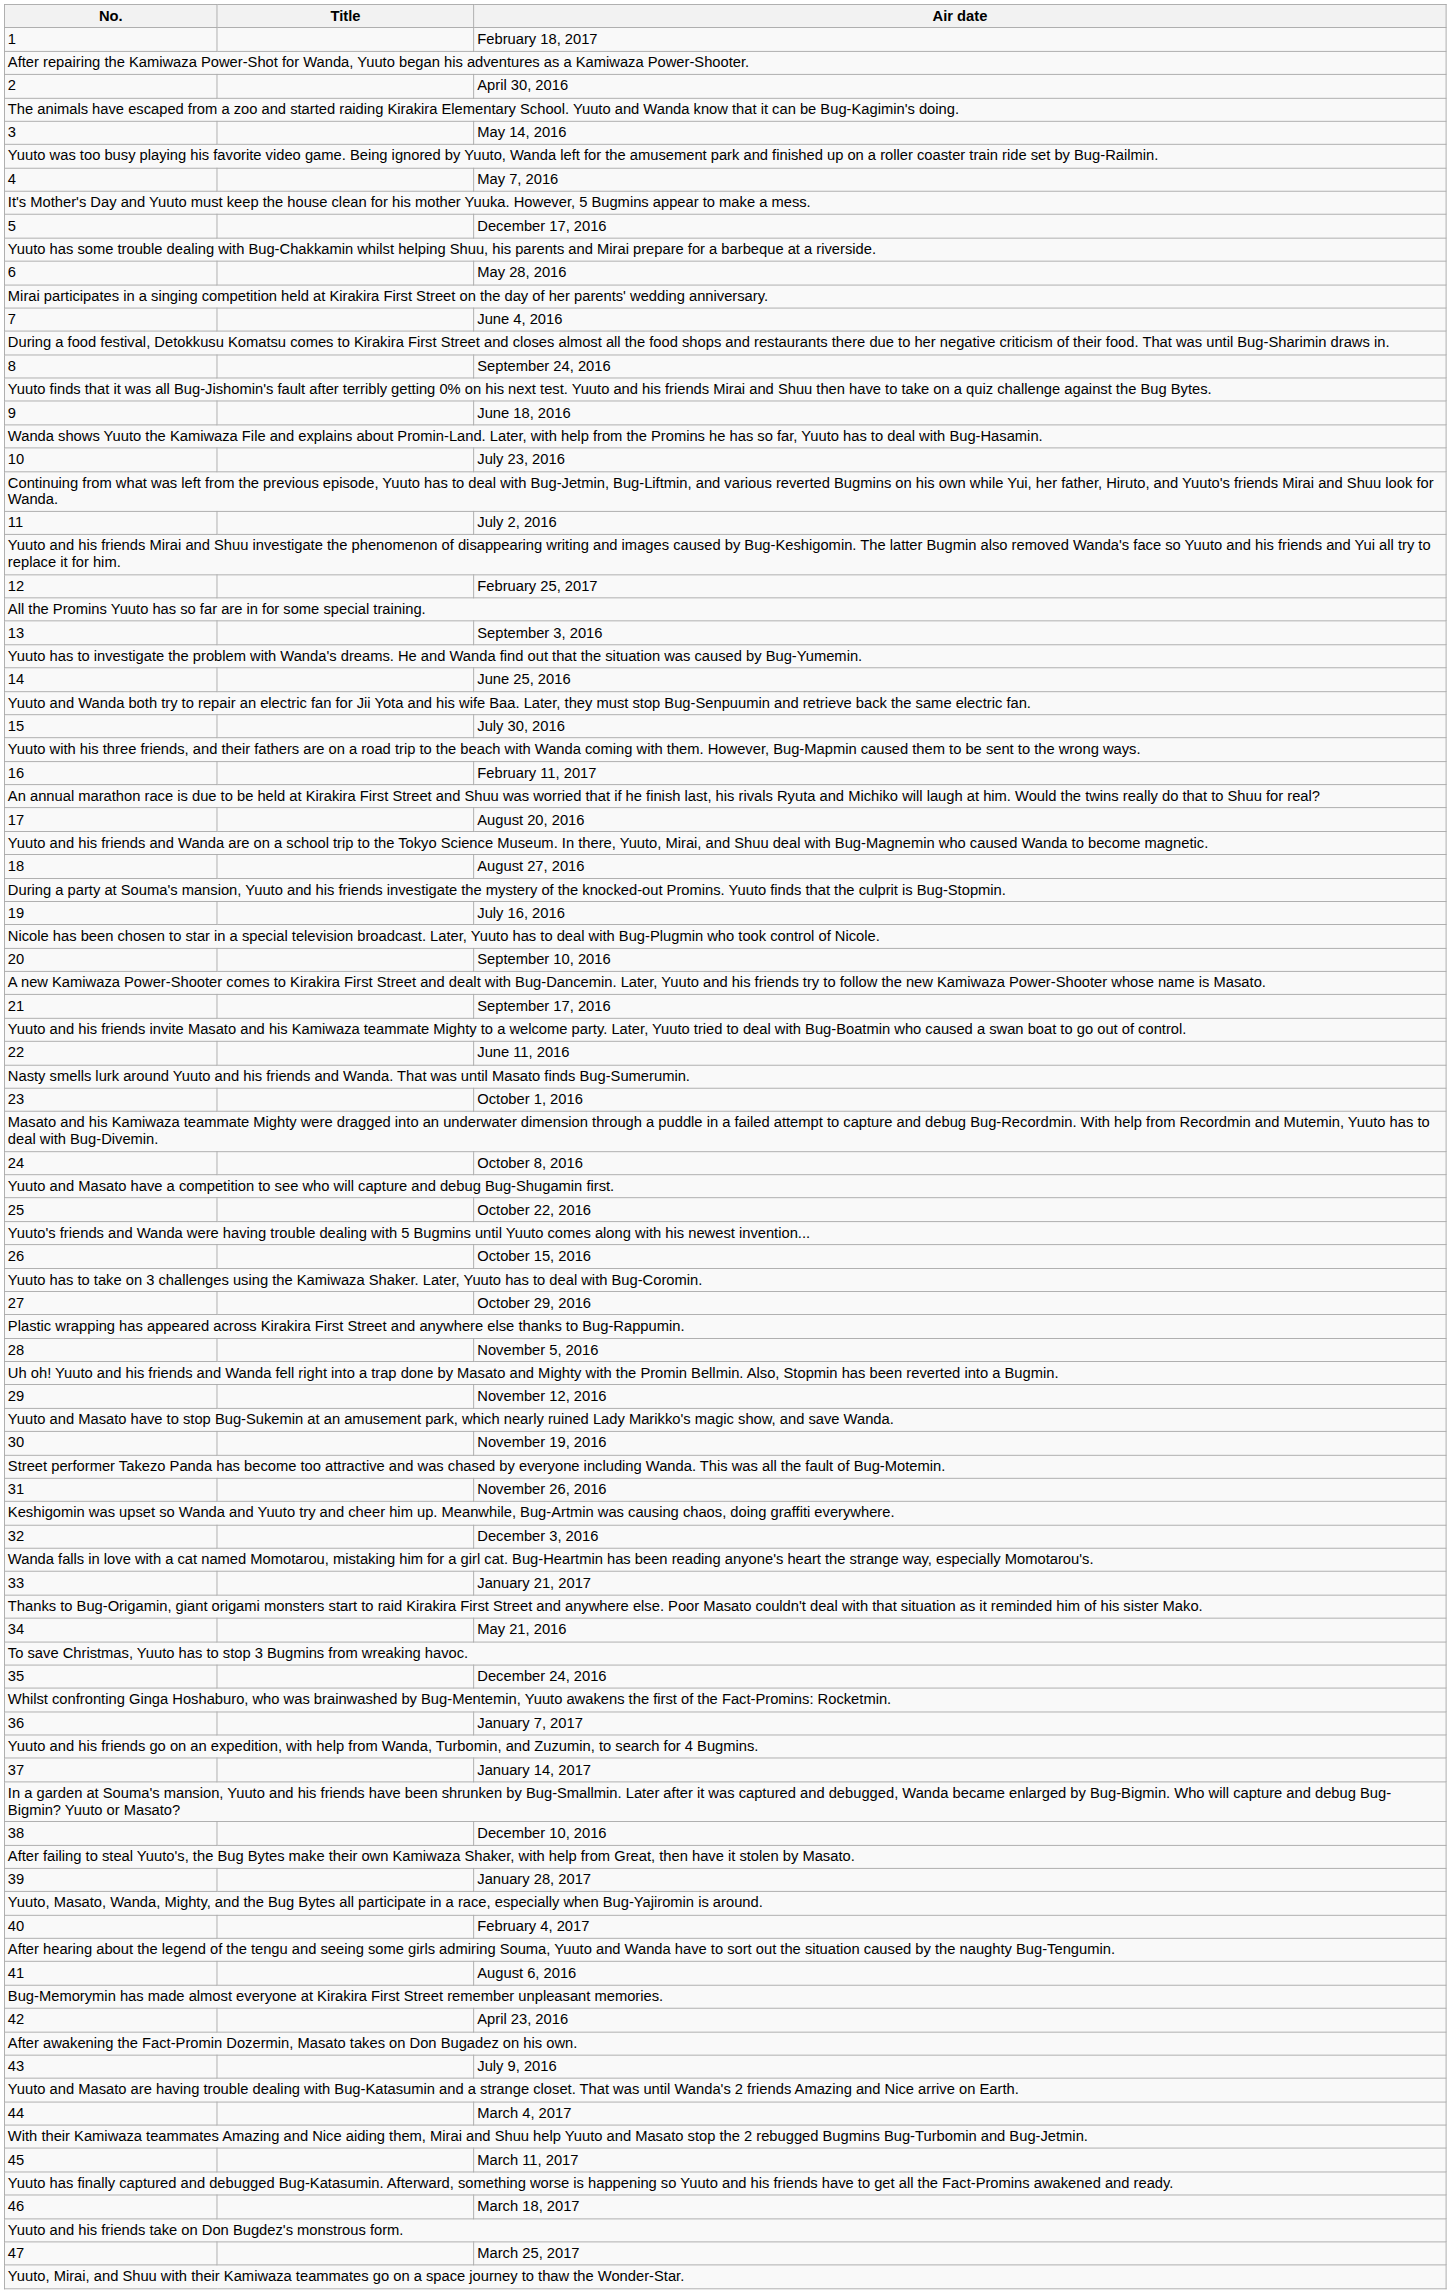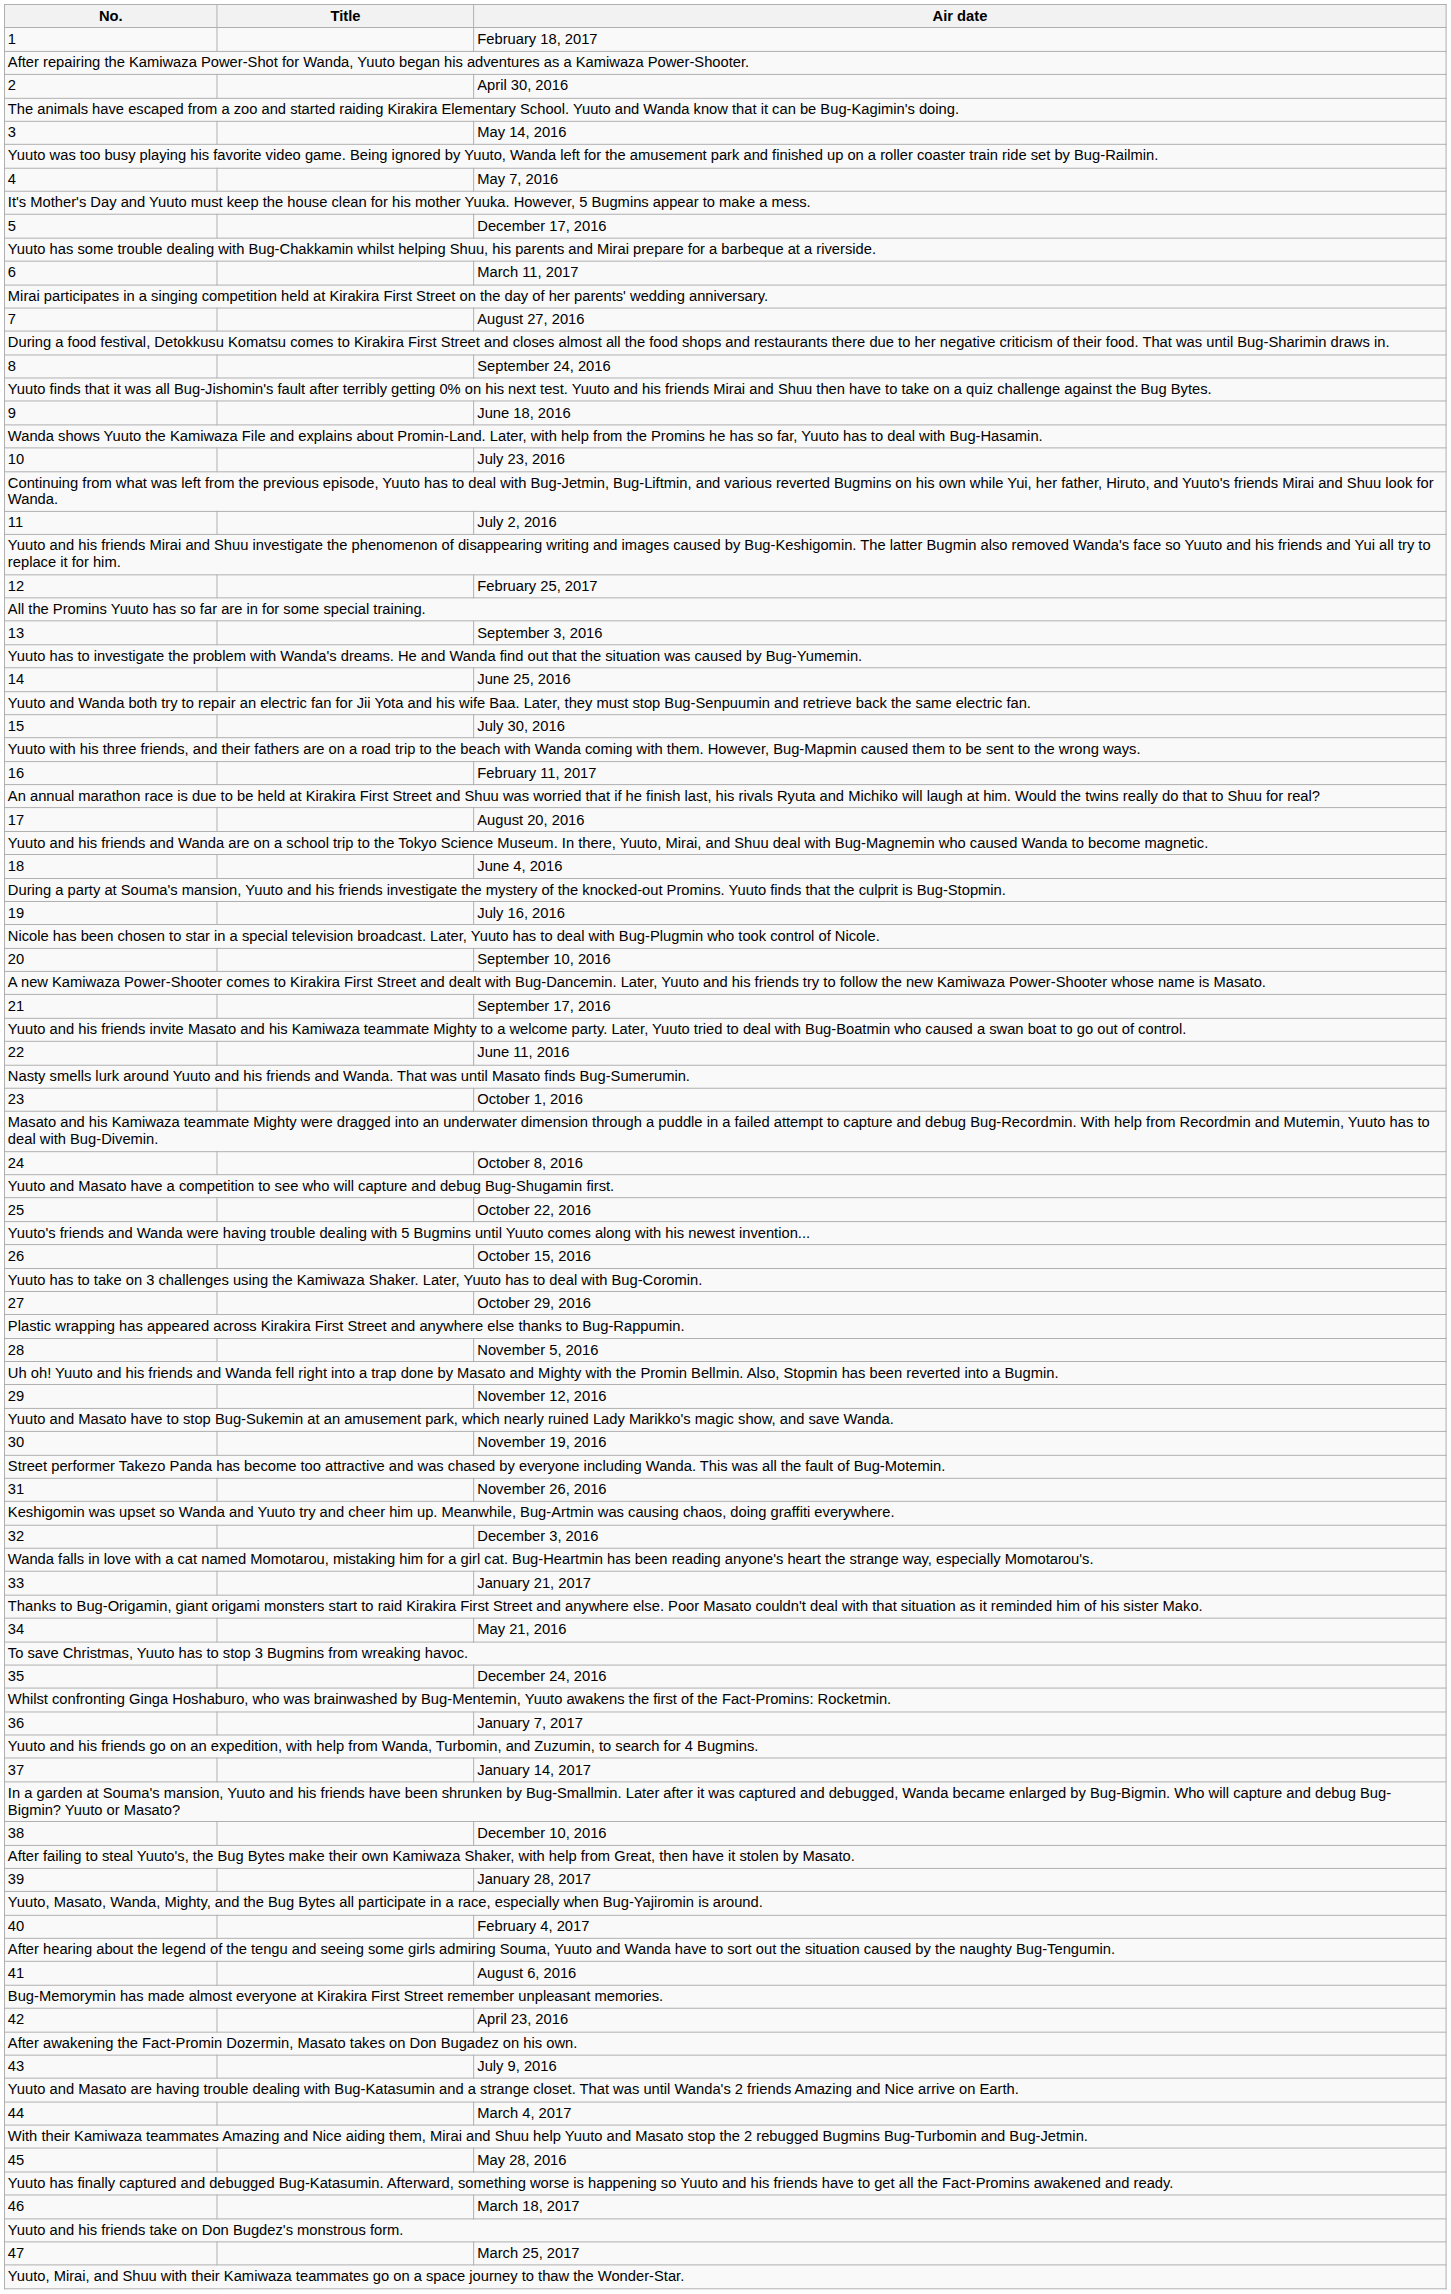(522, 272) May 28, 2016 -> (528, 272) March 11, 2017
(520, 319) June 4, 2016 -> (531, 319) August 27, 2016
(531, 866) August 27, 2016 -> (520, 866) June 4, 2016
(528, 2160) March 11, 2017 -> (522, 2160) May 28, 2016
